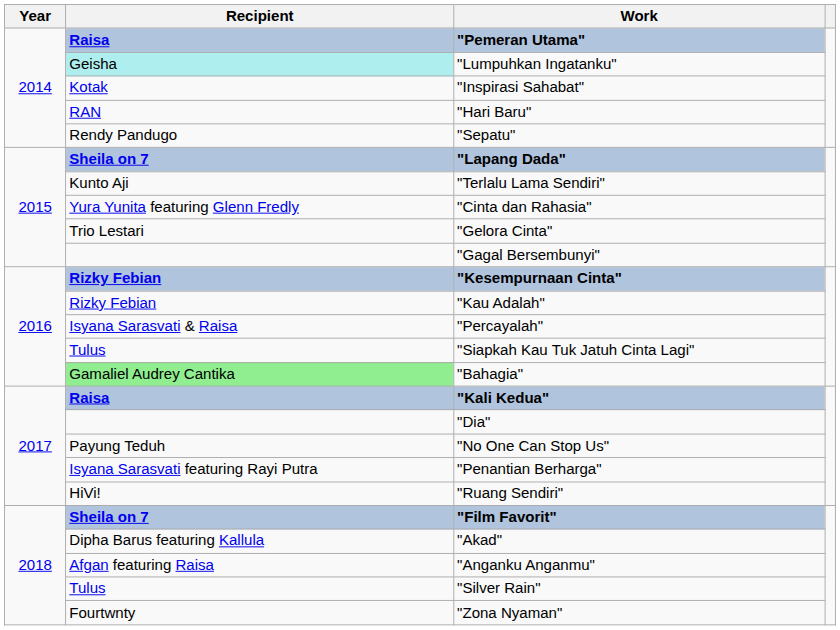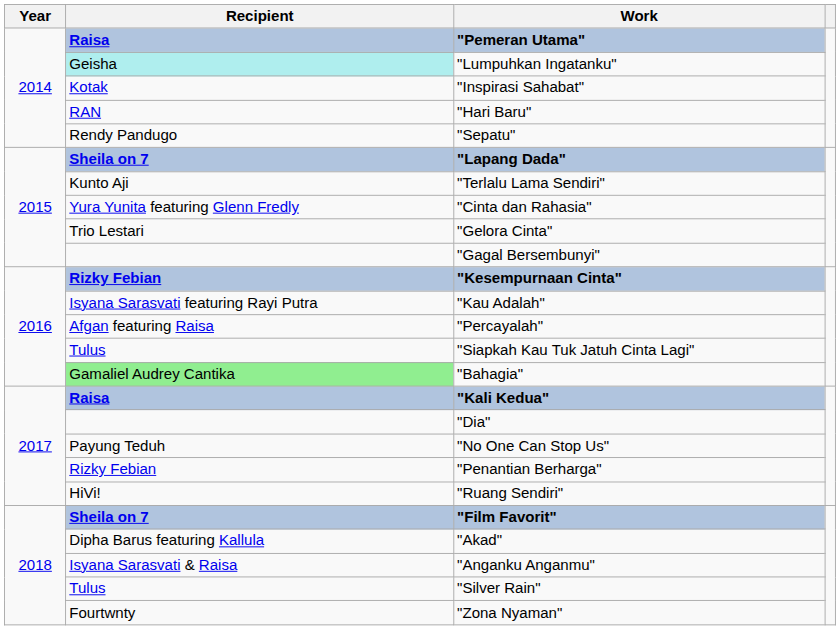(113, 302) Rizky Febian -> (193, 302) Isyana Sarasvati featuring Rayi Putra
(153, 326) Isyana Sarasvati & Raisa -> (142, 326) Afgan featuring Raisa
(193, 469) Isyana Sarasvati featuring Rayi Putra -> (113, 469) Rizky Febian
(142, 565) Afgan featuring Raisa -> (153, 565) Isyana Sarasvati & Raisa
